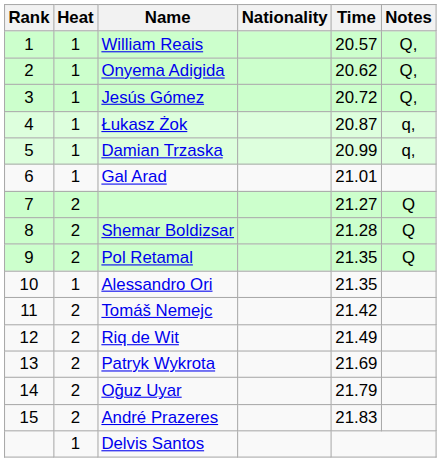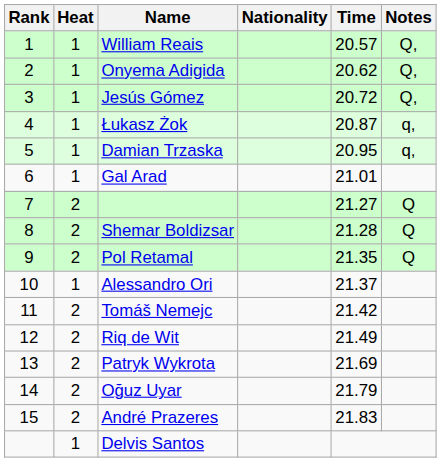(356, 151) 20.99 -> (356, 151) 20.95
(356, 284) 21.35 -> (356, 284) 21.37
